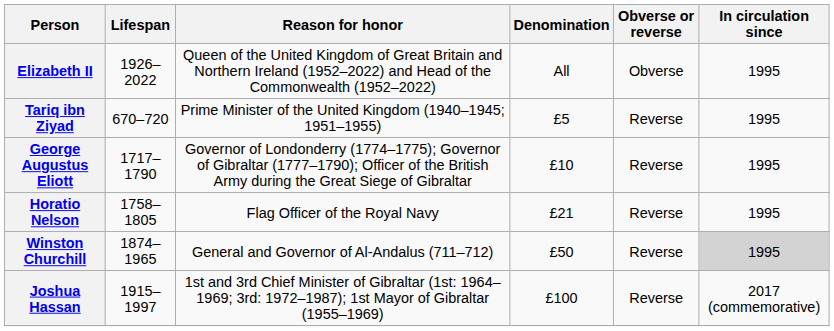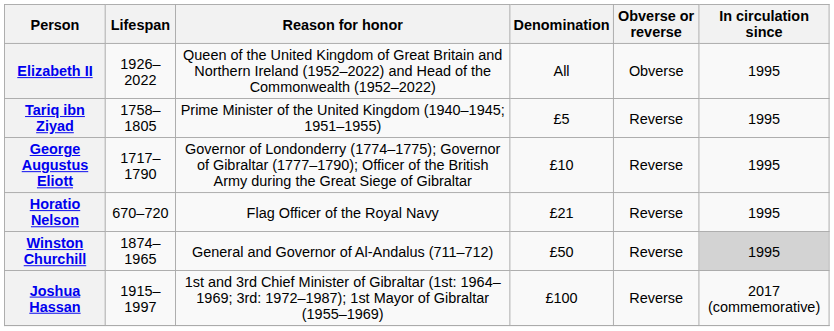(140, 118) 670–720 -> (140, 118) 1758–1805
(140, 213) 1758–1805 -> (140, 213) 670–720
